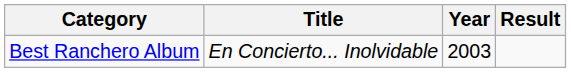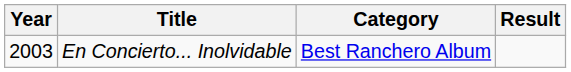columns swapped: (469, 20) <-> (104, 20)
